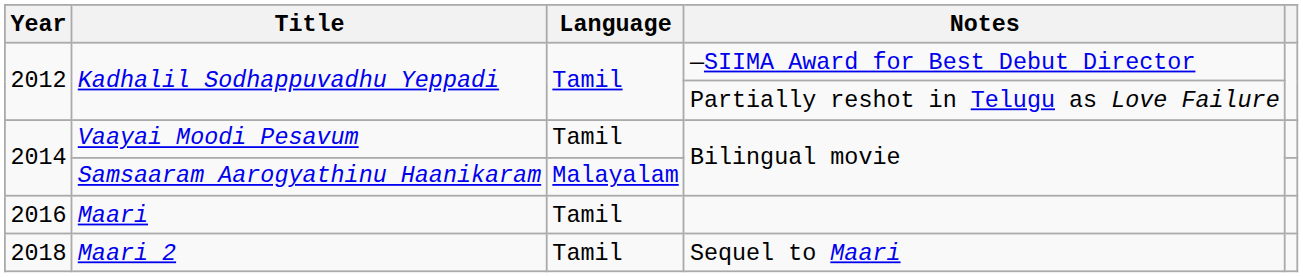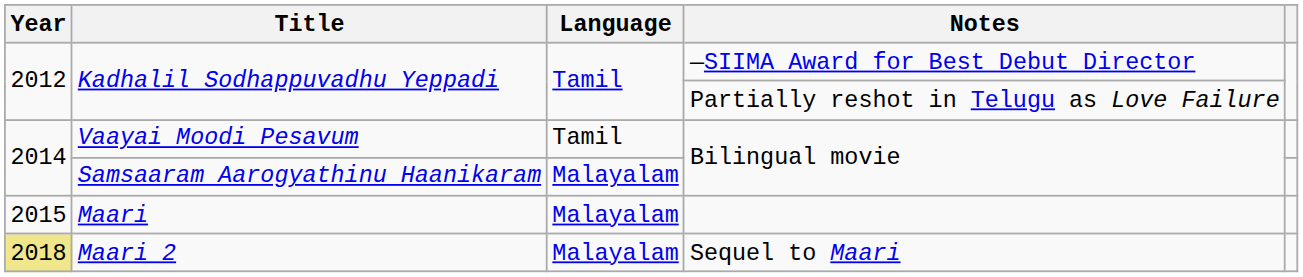(39, 215) 2016 -> (39, 215) 2015
(587, 215) Tamil -> (616, 215) Malayalam
(39, 253) no background -> (39, 253) khaki background
(587, 253) Tamil -> (616, 253) Malayalam
